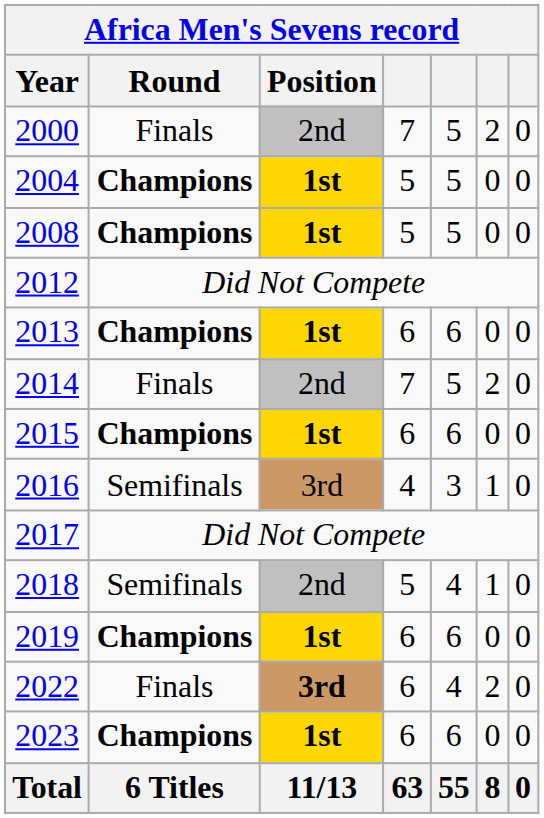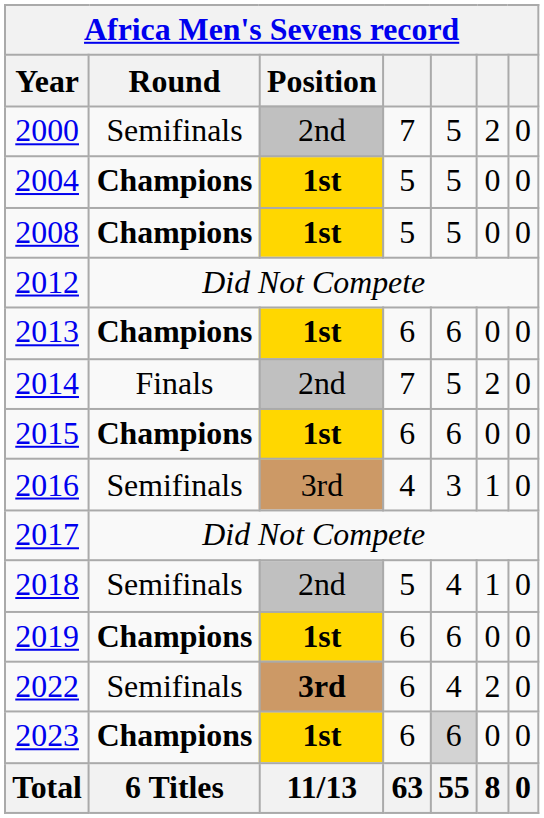(174, 130) Finals -> (174, 130) Semifinals
(174, 686) Finals -> (174, 686) Semifinals
(454, 736) no background -> (454, 736) lightgrey background
